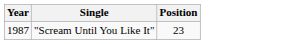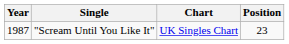+ column: (199, 13)
